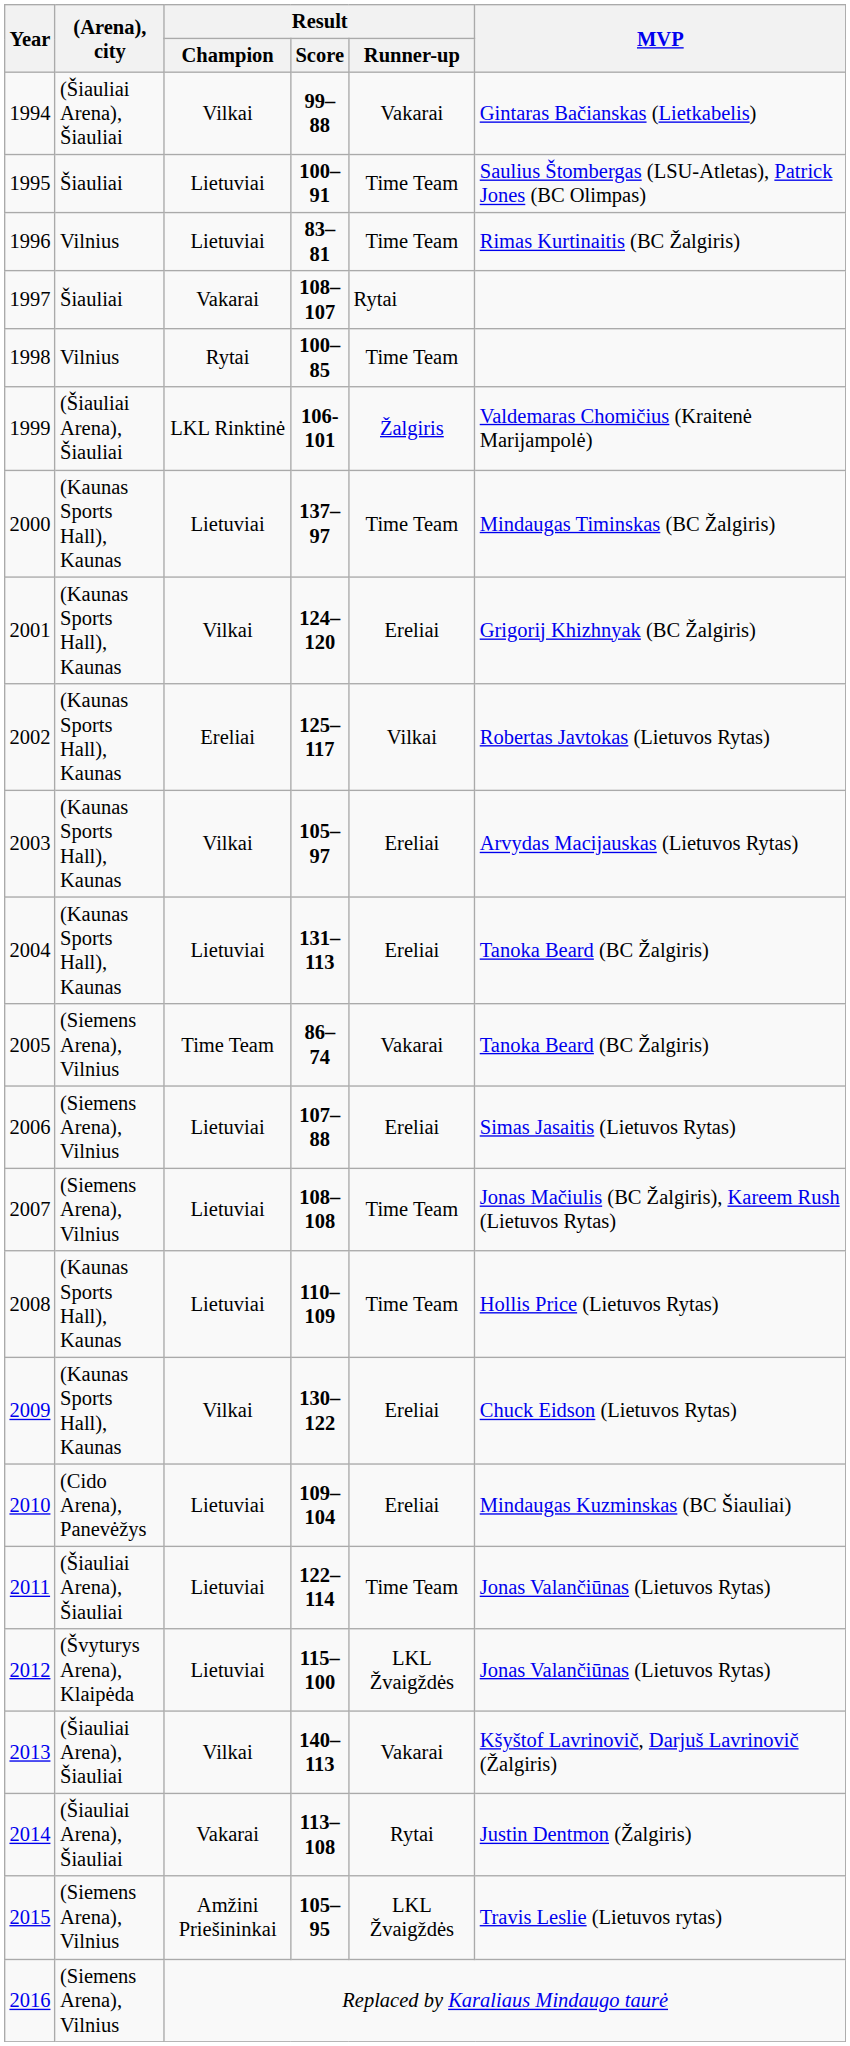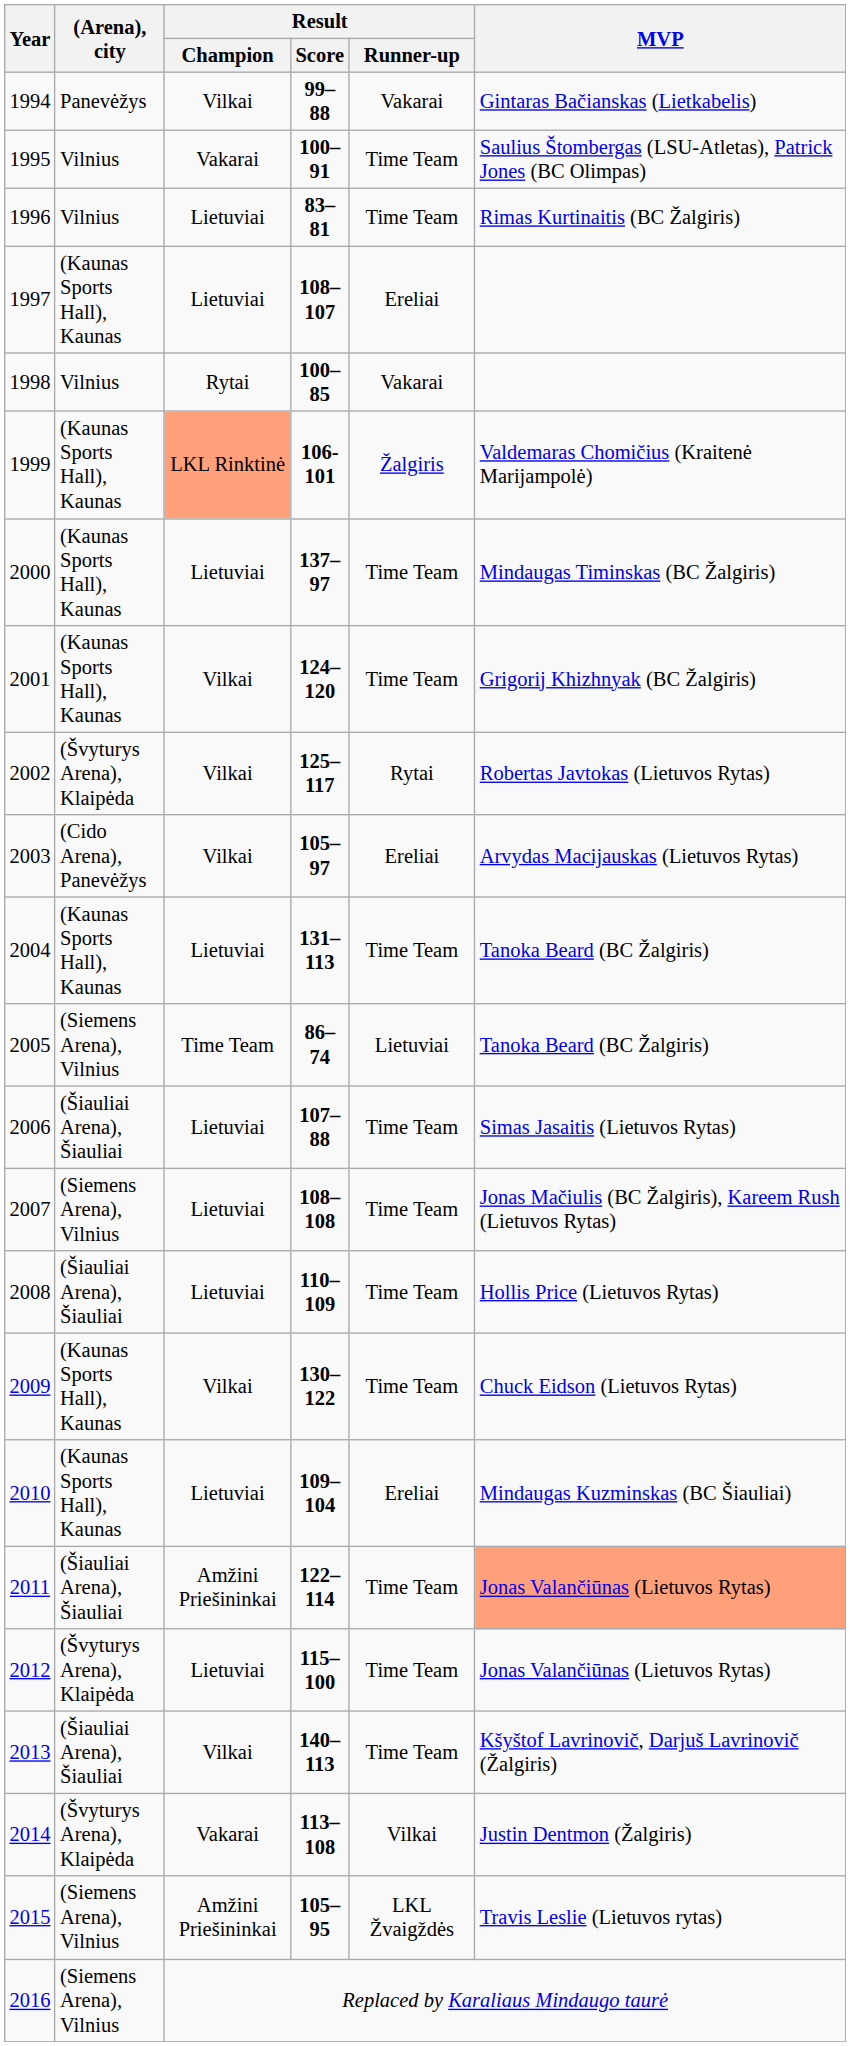(95, 113) (Šiauliai Arena), Šiauliai -> (103, 101) Panevėžys
(91, 183) Šiauliai -> (90, 159) Vilnius
(228, 183) Lietuviai -> (228, 159) Vakarai
(91, 300) Šiauliai -> (94, 300) (Kaunas Sports Hall), Kaunas
(228, 300) Vakarai -> (228, 300) Lietuviai
(375, 300) Rytai -> (412, 300) Ereliai
(412, 358) Time Team -> (412, 382) Vakarai
(95, 428) (Šiauliai Arena), Šiauliai -> (94, 464) (Kaunas Sports Hall), Kaunas
(228, 428) no background -> (228, 464) lightsalmon background
(412, 629) Ereliai -> (412, 678) Time Team
(94, 736) (Kaunas Sports Hall), Kaunas -> (100, 773) (Švyturys Arena), Klaipėda
(228, 736) Ereliai -> (228, 773) Vilkai
(412, 736) Vilkai -> (412, 773) Rytai
(94, 843) (Kaunas Sports Hall), Kaunas -> (103, 855) (Cido Arena), Panevėžys
(412, 950) Ereliai -> (412, 950) Time Team
(412, 1044) Vakarai -> (412, 1044) Lietuviai
(98, 1127) (Siemens Arena), Vilnius -> (95, 1127) (Šiauliai Arena), Šiauliai
(412, 1127) Ereliai -> (412, 1127) Time Team
(94, 1304) (Kaunas Sports Hall), Kaunas -> (95, 1291) (Šiauliai Arena), Šiauliai
(412, 1410) Ereliai -> (412, 1386) Time Team
(103, 1505) (Cido Arena), Panevėžys -> (94, 1493) (Kaunas Sports Hall), Kaunas
(228, 1587) Lietuviai -> (228, 1587) Amžini Priešininkai
(625, 1587) no background -> (625, 1587) lightsalmon background
(412, 1670) LKL Žvaigždės -> (412, 1670) Time Team
(412, 1752) Vakarai -> (412, 1752) Time Team
(95, 1835) (Šiauliai Arena), Šiauliai -> (100, 1835) (Švyturys Arena), Klaipėda
(412, 1835) Rytai -> (412, 1835) Vilkai
